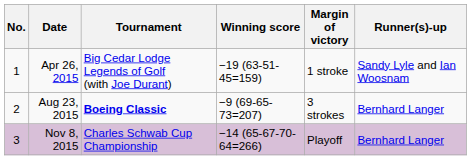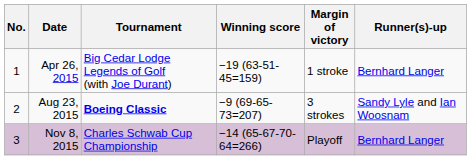(407, 71) Sandy Lyle and Ian Woosnam -> (401, 71) Bernhard Langer
(401, 108) Bernhard Langer -> (407, 108) Sandy Lyle and Ian Woosnam
